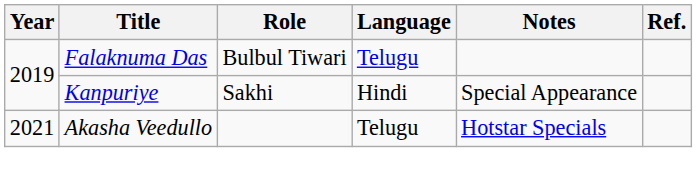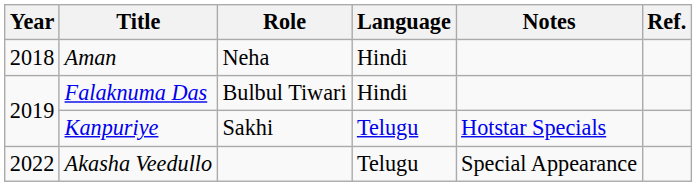+ row: (90, 57)
(388, 57) Telugu -> (382, 92) Hindi
(382, 92) Hindi -> (388, 127) Telugu
(549, 92) Special Appearance -> (534, 127) Hotstar Specials
(32, 127) 2021 -> (32, 163) 2022
(534, 127) Hotstar Specials -> (549, 163) Special Appearance
